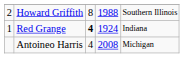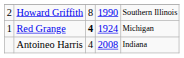(108, 12) 1988 -> (108, 12) 1990
(135, 28) Indiana -> (138, 28) Michigan
(138, 45) Michigan -> (135, 45) Indiana
